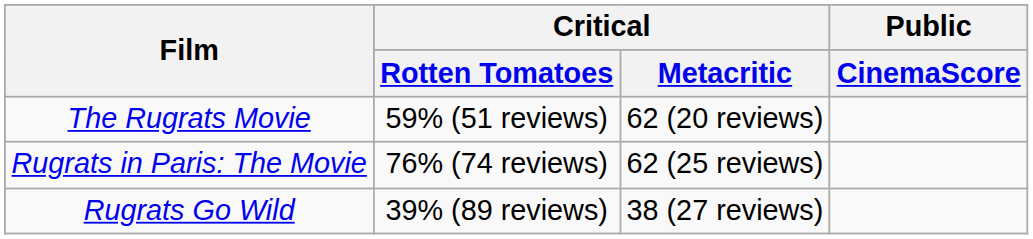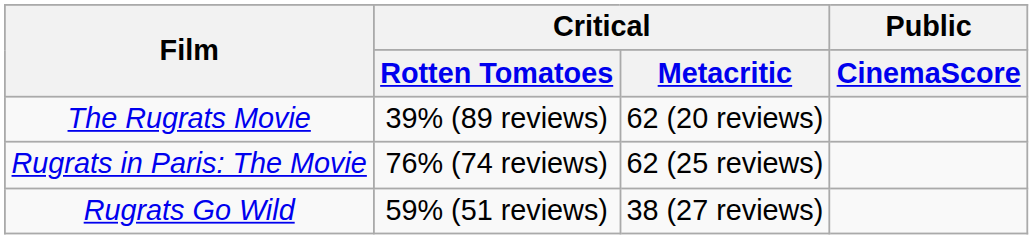(497, 118) 59% (51 reviews) -> (497, 118) 39% (89 reviews)
(497, 210) 39% (89 reviews) -> (497, 210) 59% (51 reviews)
